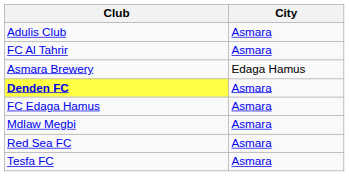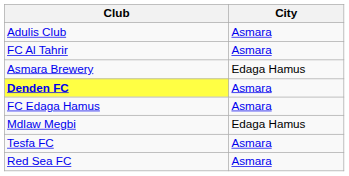(252, 124) Asmara -> (268, 124) Edaga Hamus
rows swapped: (39, 143) <-> (30, 161)
